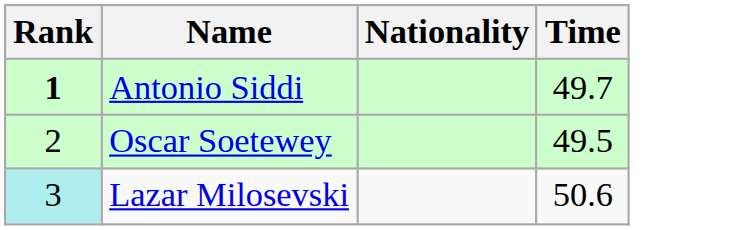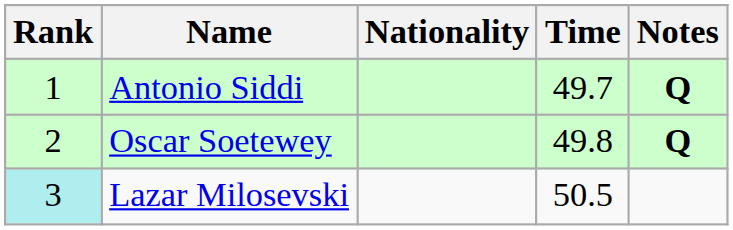+ column: (678, 31)
(53, 86) bold -> (53, 86) normal
(583, 140) 49.5 -> (583, 140) 49.8
(583, 195) 50.6 -> (583, 195) 50.5
